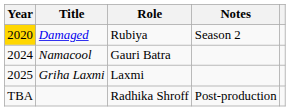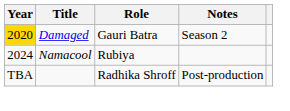(129, 34) Rubiya -> (127, 34) Gauri Batra
(141, 55) Gauri Batra -> (116, 55) Rubiya
- row: (72, 75)
